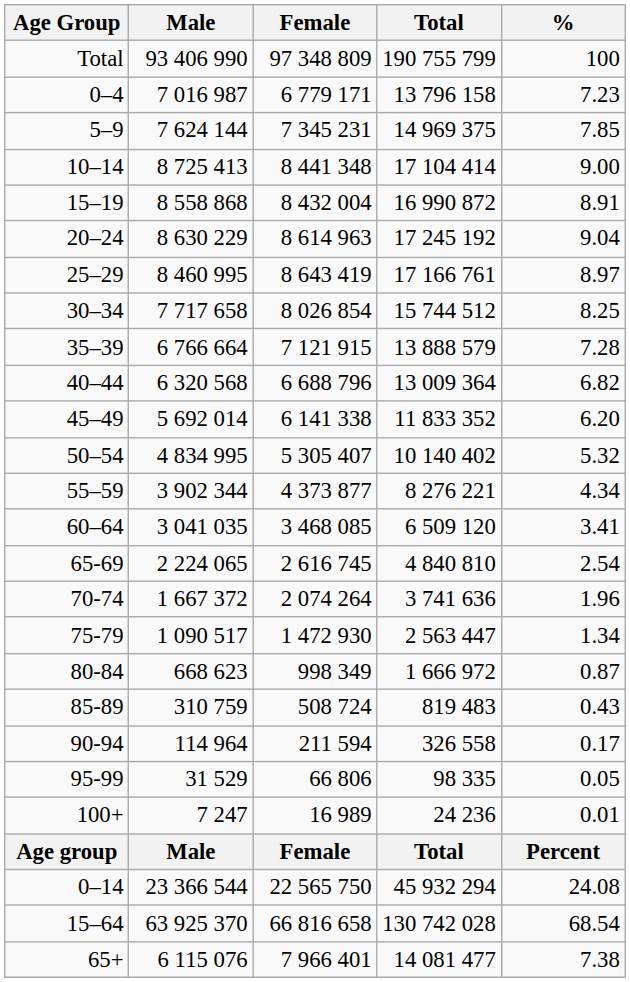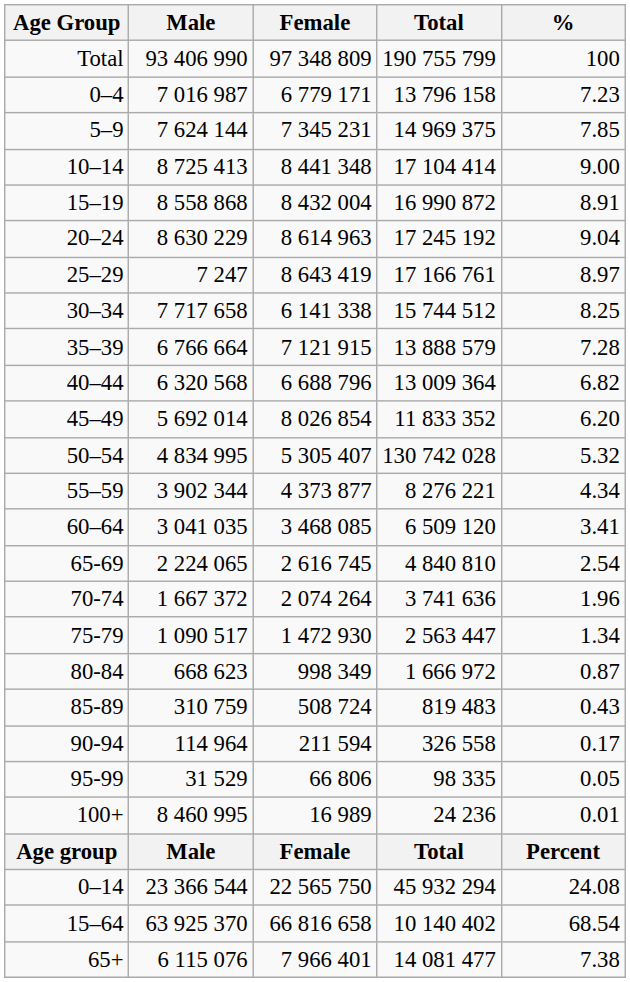(202, 274) 8 460 995 -> (222, 274) 7 247
(326, 310) 8 026 854 -> (326, 310) 6 141 338
(326, 418) 6 141 338 -> (326, 418) 8 026 854
(445, 454) 10 140 402 -> (439, 454) 130 742 028
(222, 815) 7 247 -> (202, 815) 8 460 995
(439, 923) 130 742 028 -> (445, 923) 10 140 402
